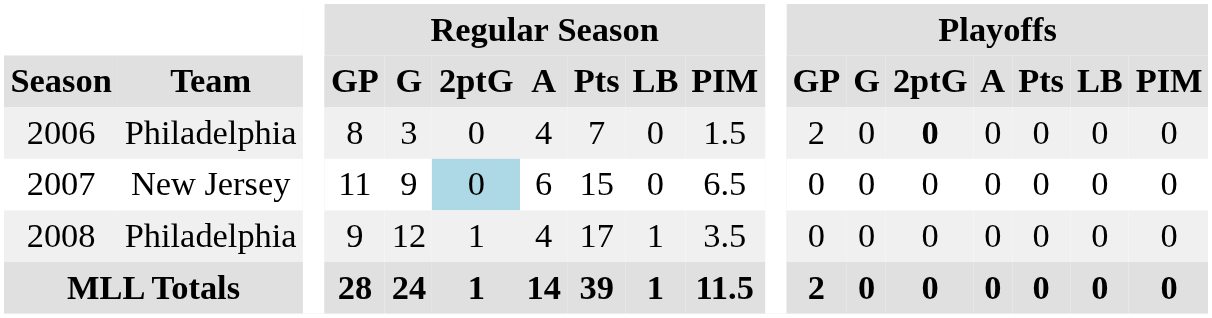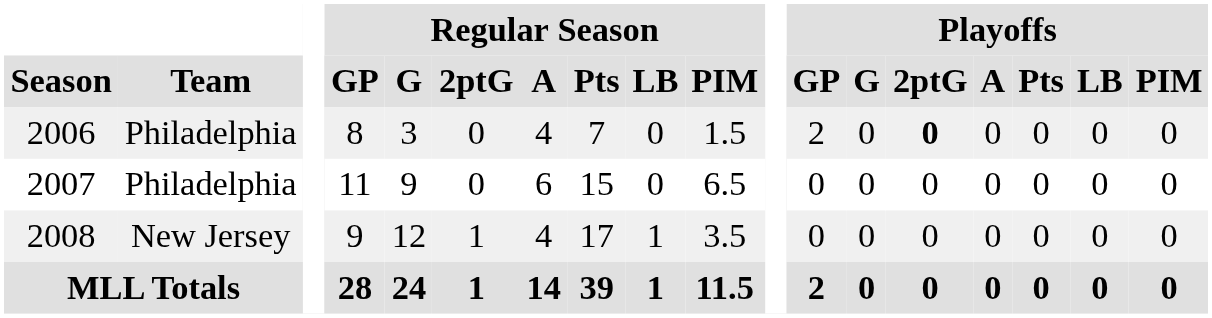(211, 184) New Jersey -> (211, 184) Philadelphia
(476, 184) lightblue background -> (476, 184) no background
(211, 235) Philadelphia -> (211, 235) New Jersey
